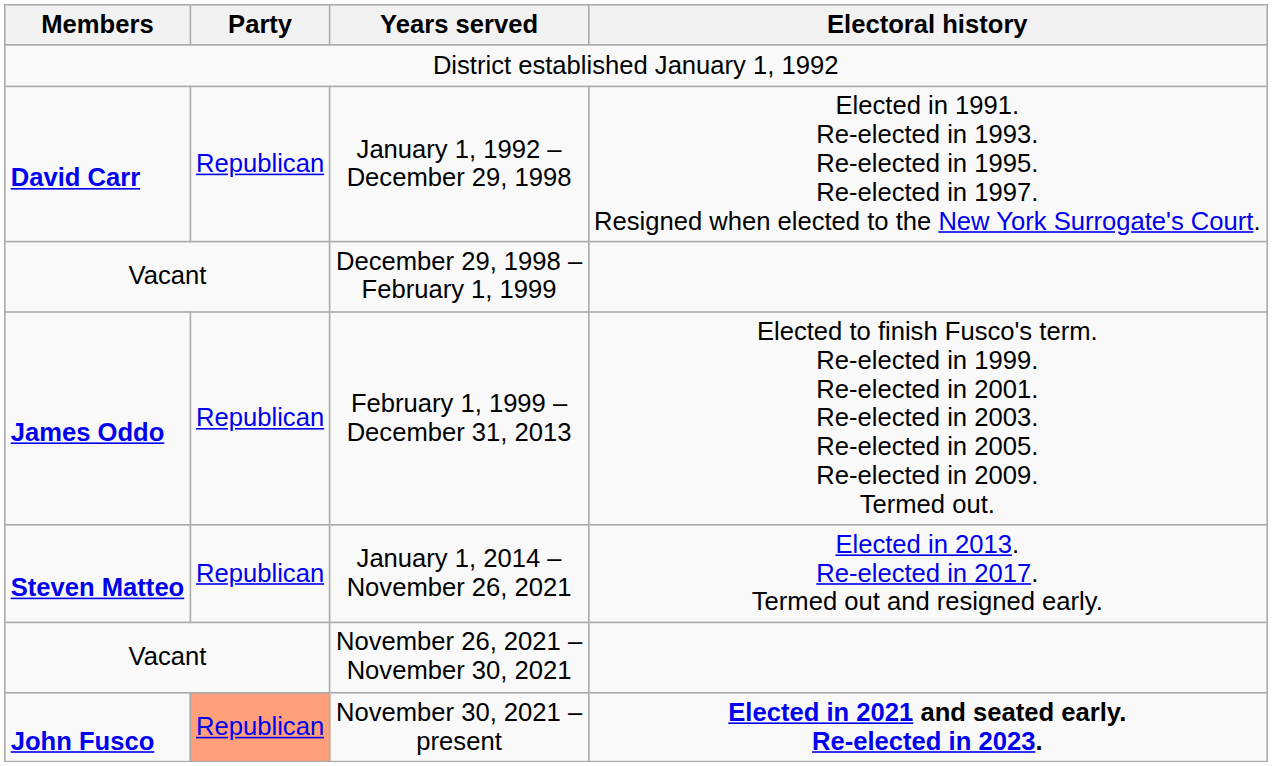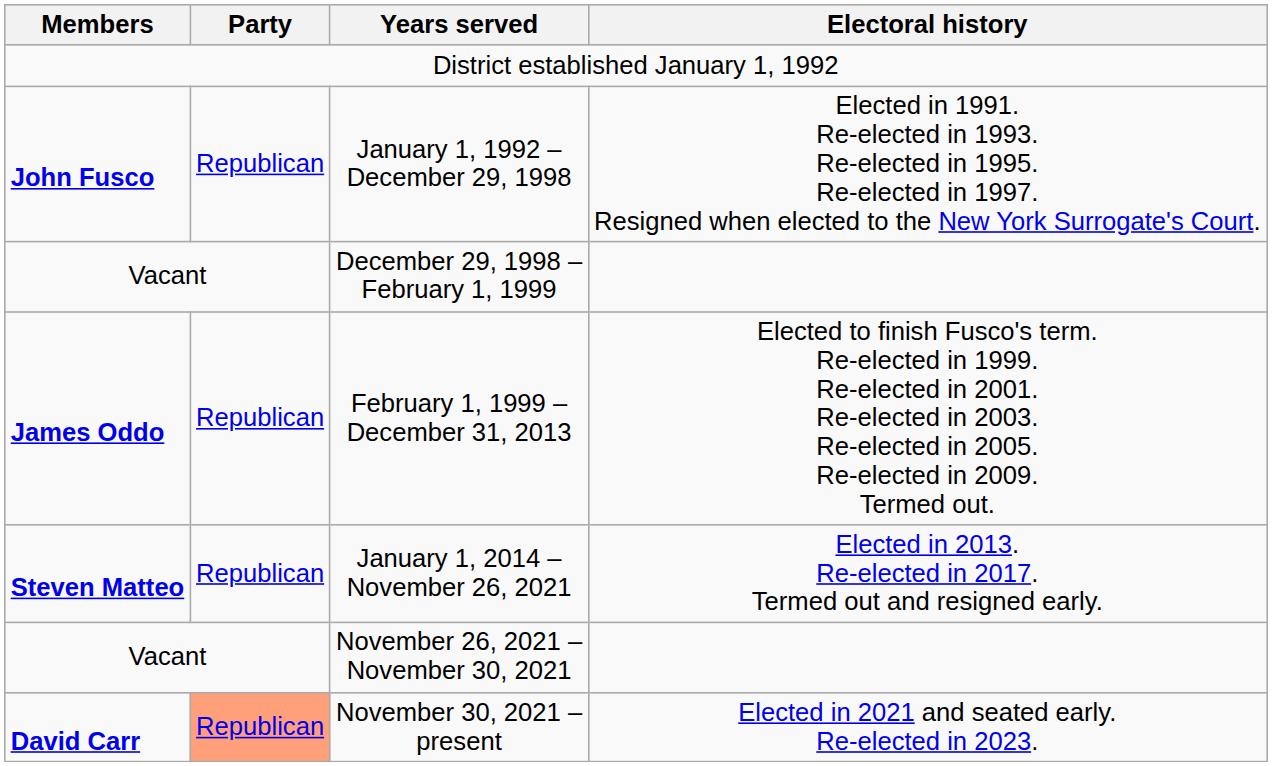(75, 178) David Carr -> (83, 178) John Fusco
(83, 741) John Fusco -> (75, 741) David Carr
(927, 726) bold -> (927, 726) normal
